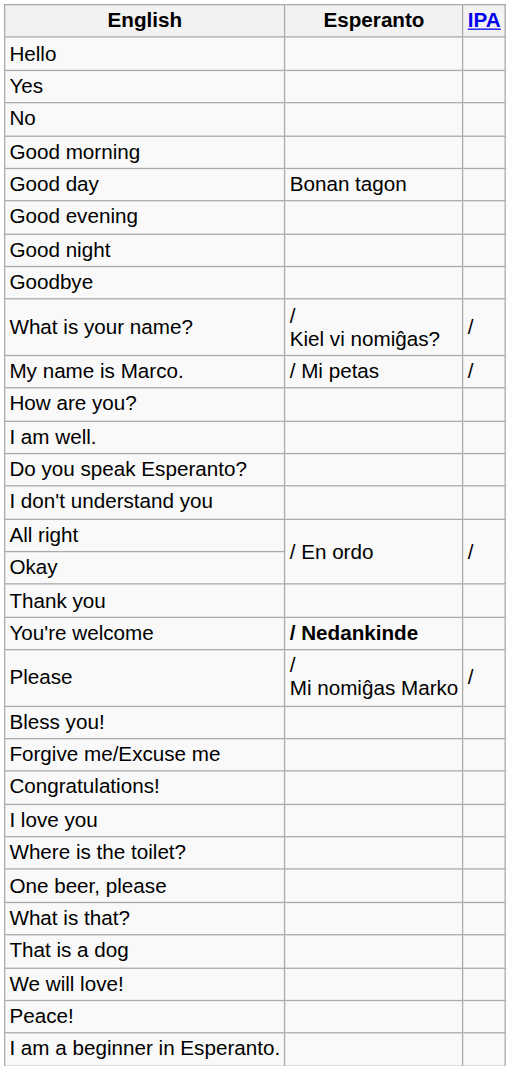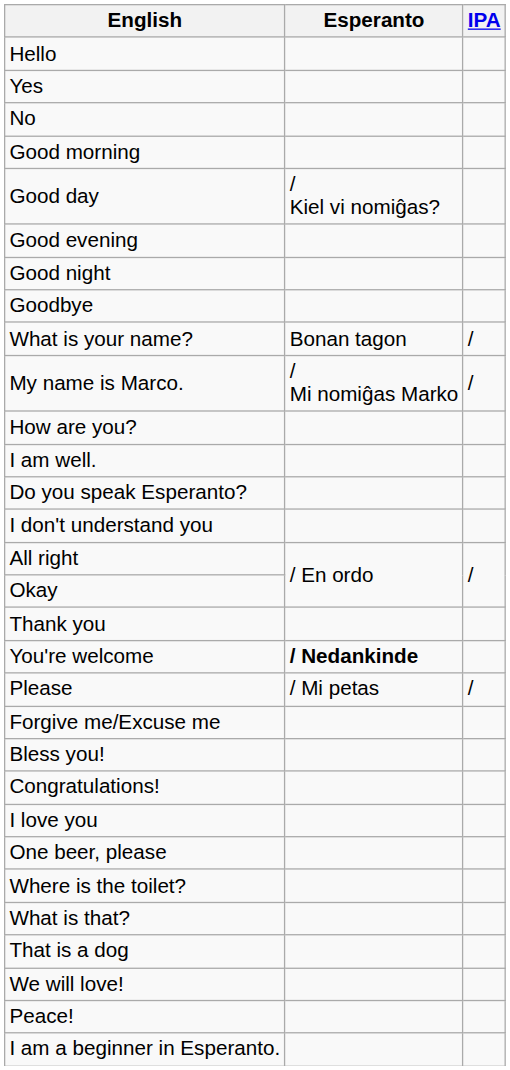(348, 184) Bonan tagon -> (365, 196) / Kiel vi nomiĝas?
(365, 327) / Kiel vi nomiĝas? -> (348, 338) Bonan tagon
(334, 371) / Mi petas -> (374, 383) / Mi nomiĝas Marko
(374, 677) / Mi nomiĝas Marko -> (334, 689) / Mi petas
rows swapped: (115, 754) <-> (57, 721)
rows swapped: (88, 885) <-> (98, 852)
